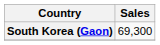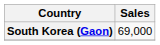(135, 31) 69,300 -> (135, 31) 69,000
